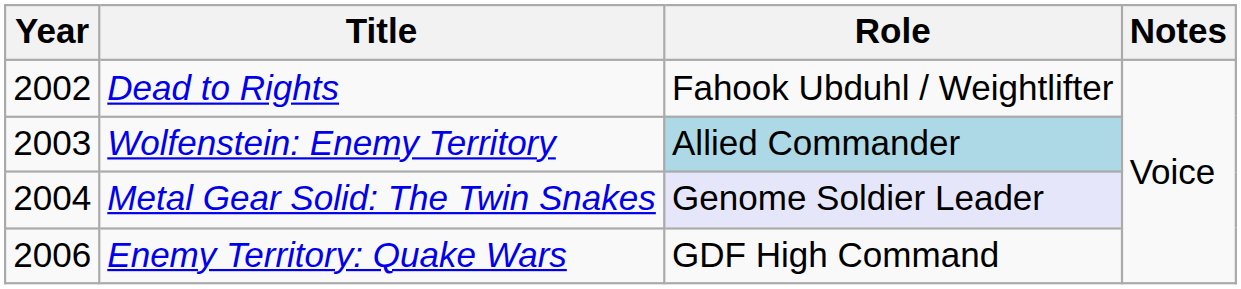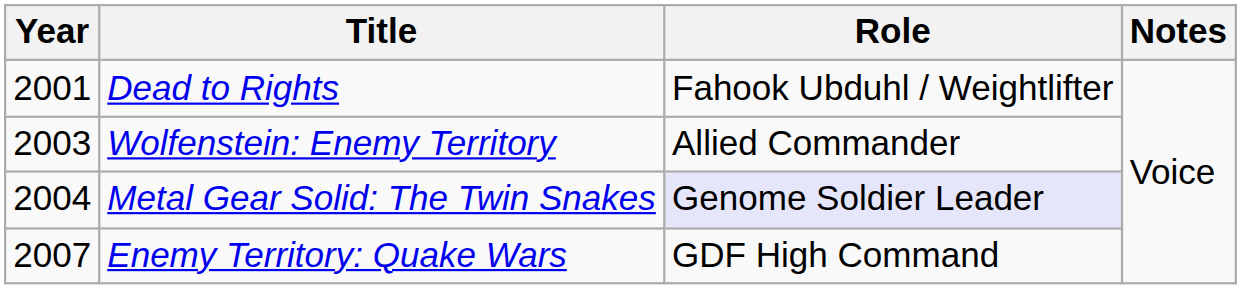(52, 87) 2002 -> (52, 87) 2001
(816, 143) lightblue background -> (816, 143) no background
(52, 254) 2006 -> (52, 254) 2007
